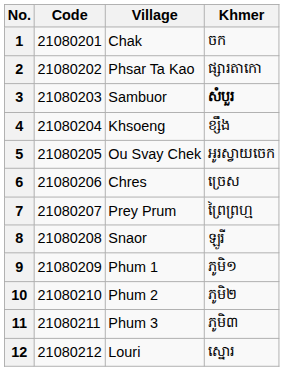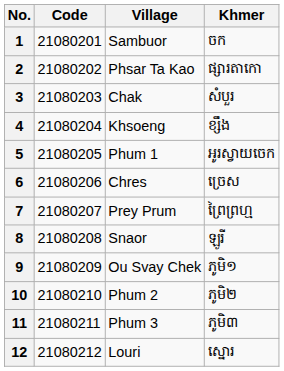(125, 41) Chak -> (138, 41) Sambuor
(138, 97) Sambuor -> (125, 97) Chak
(221, 97) bold -> (221, 97) normal
(155, 154) Ou Svay Chek -> (133, 154) Phum 1
(133, 267) Phum 1 -> (155, 267) Ou Svay Chek
